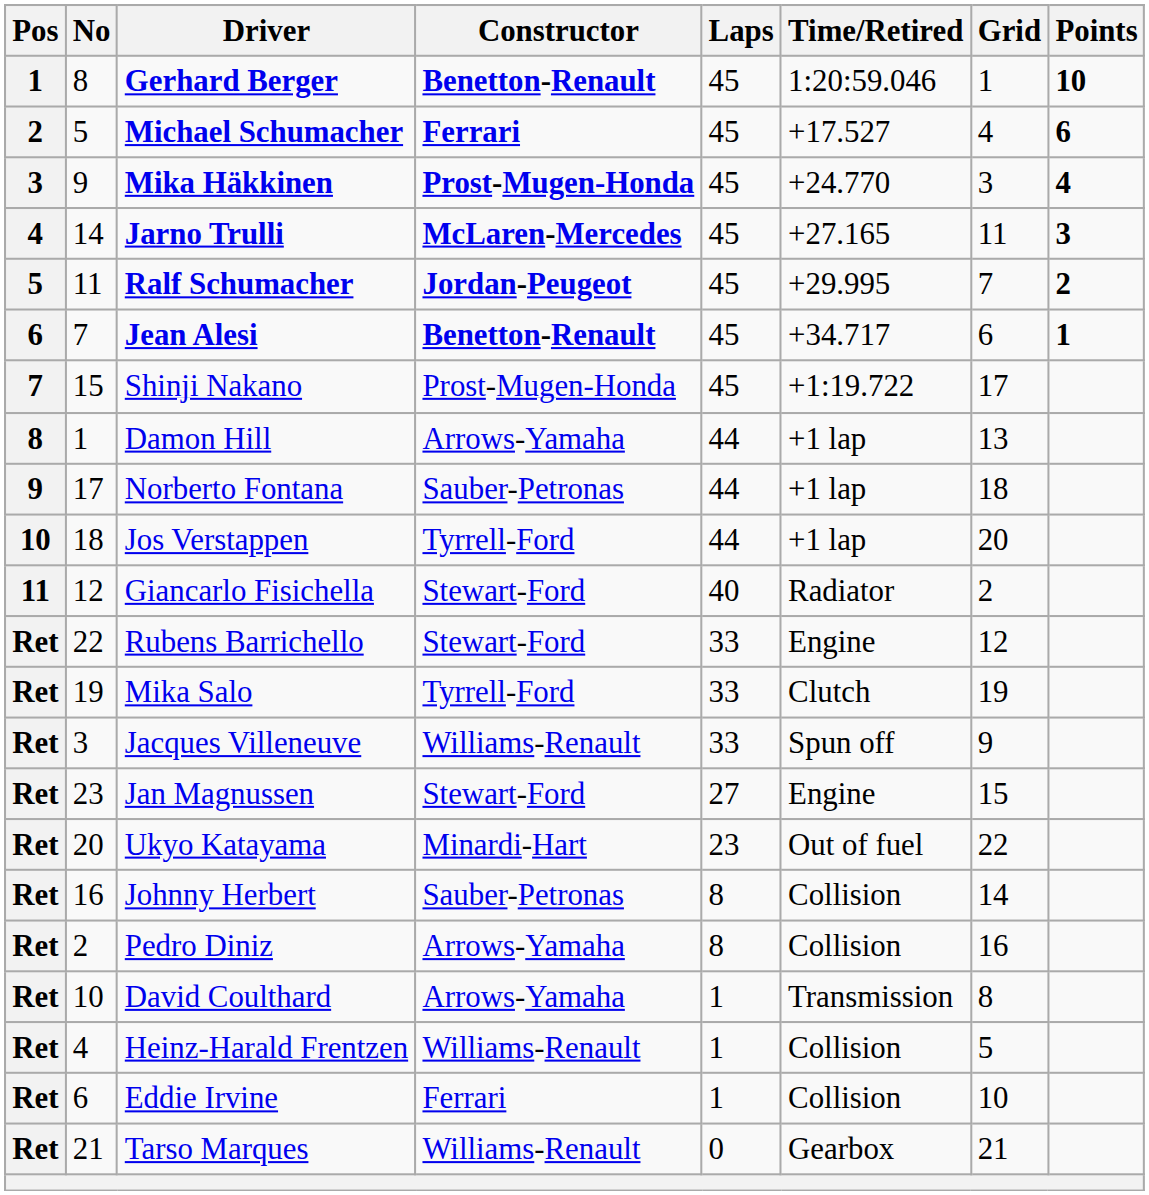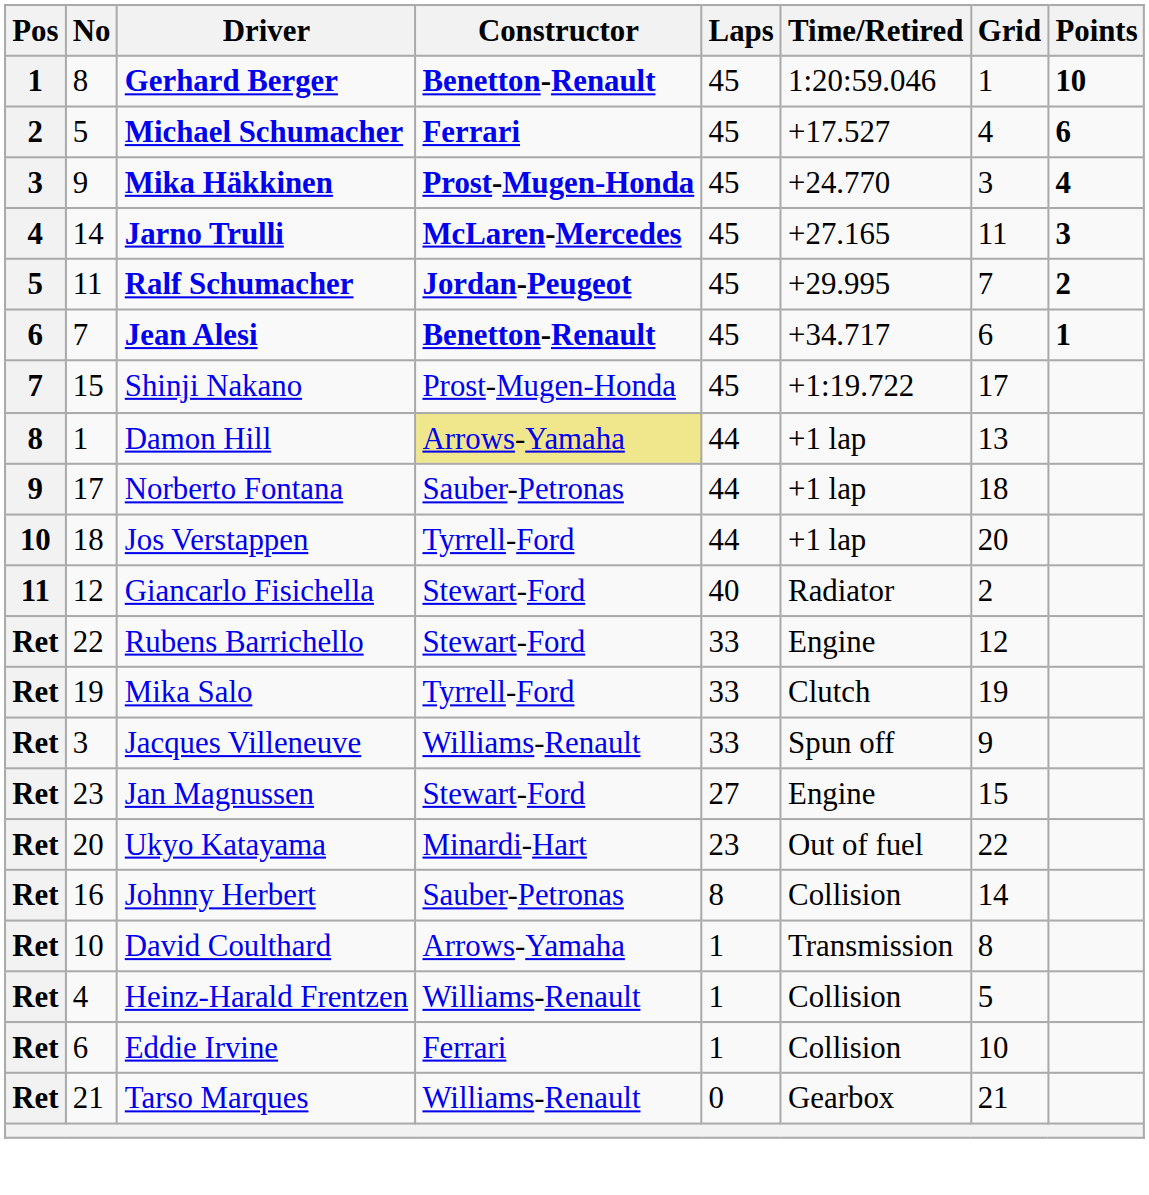(524, 437) no background -> (524, 437) khaki background
- row: (199, 945)
